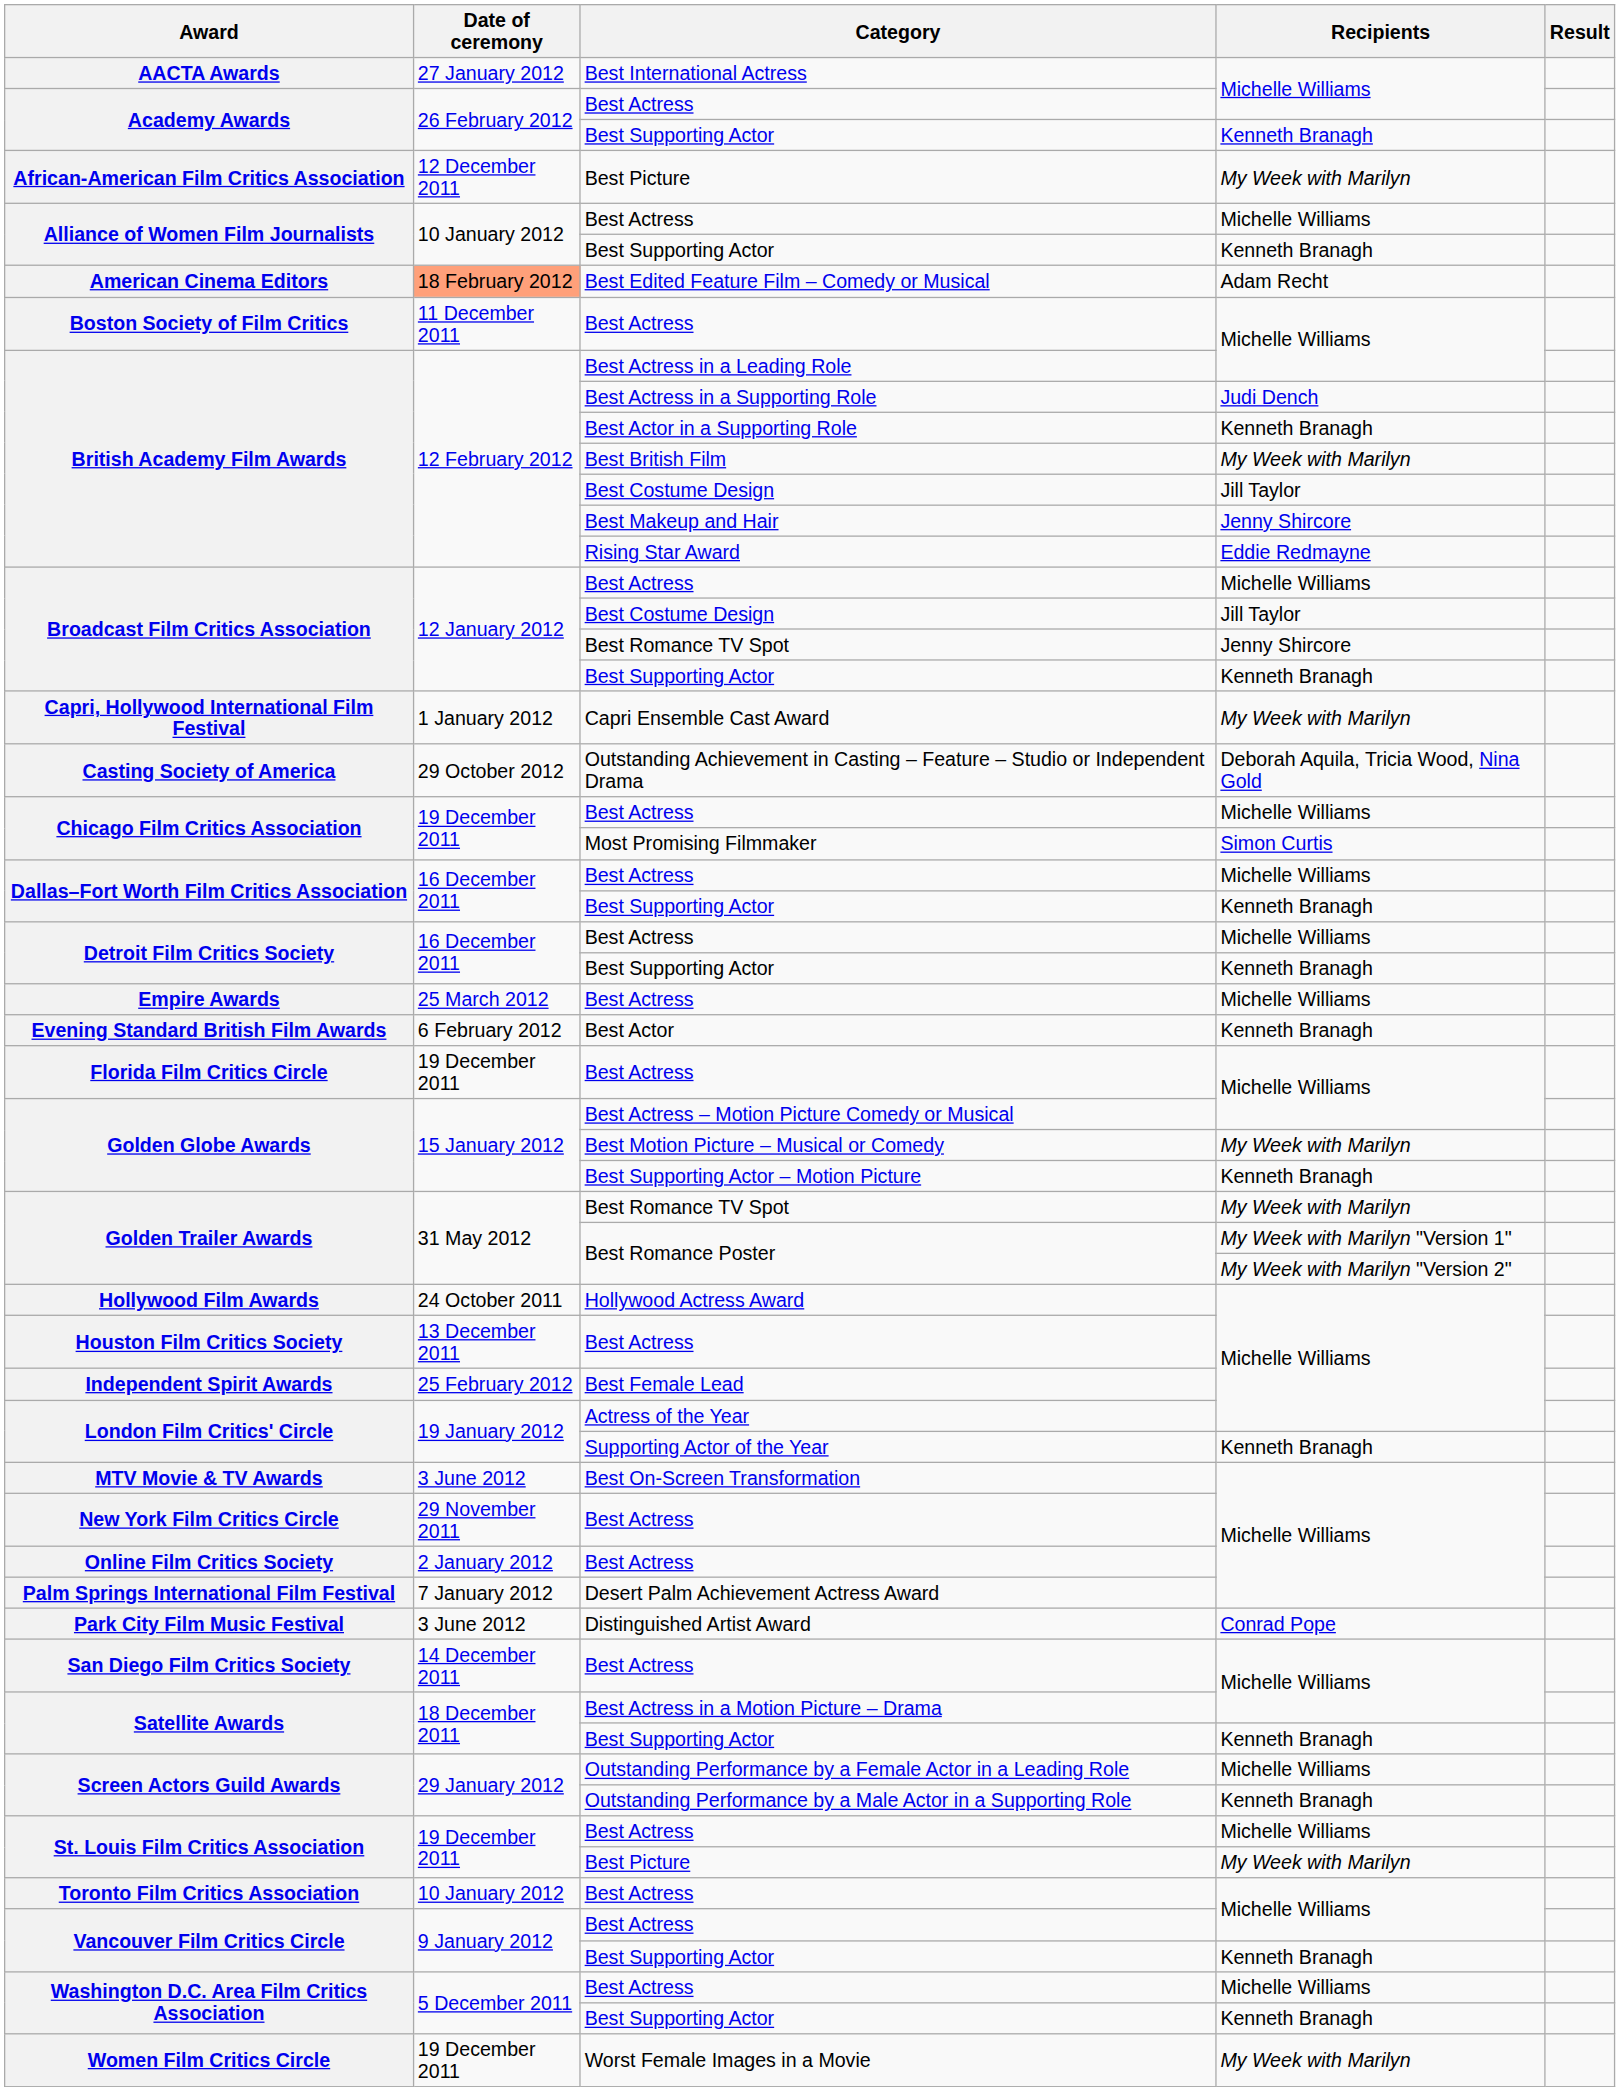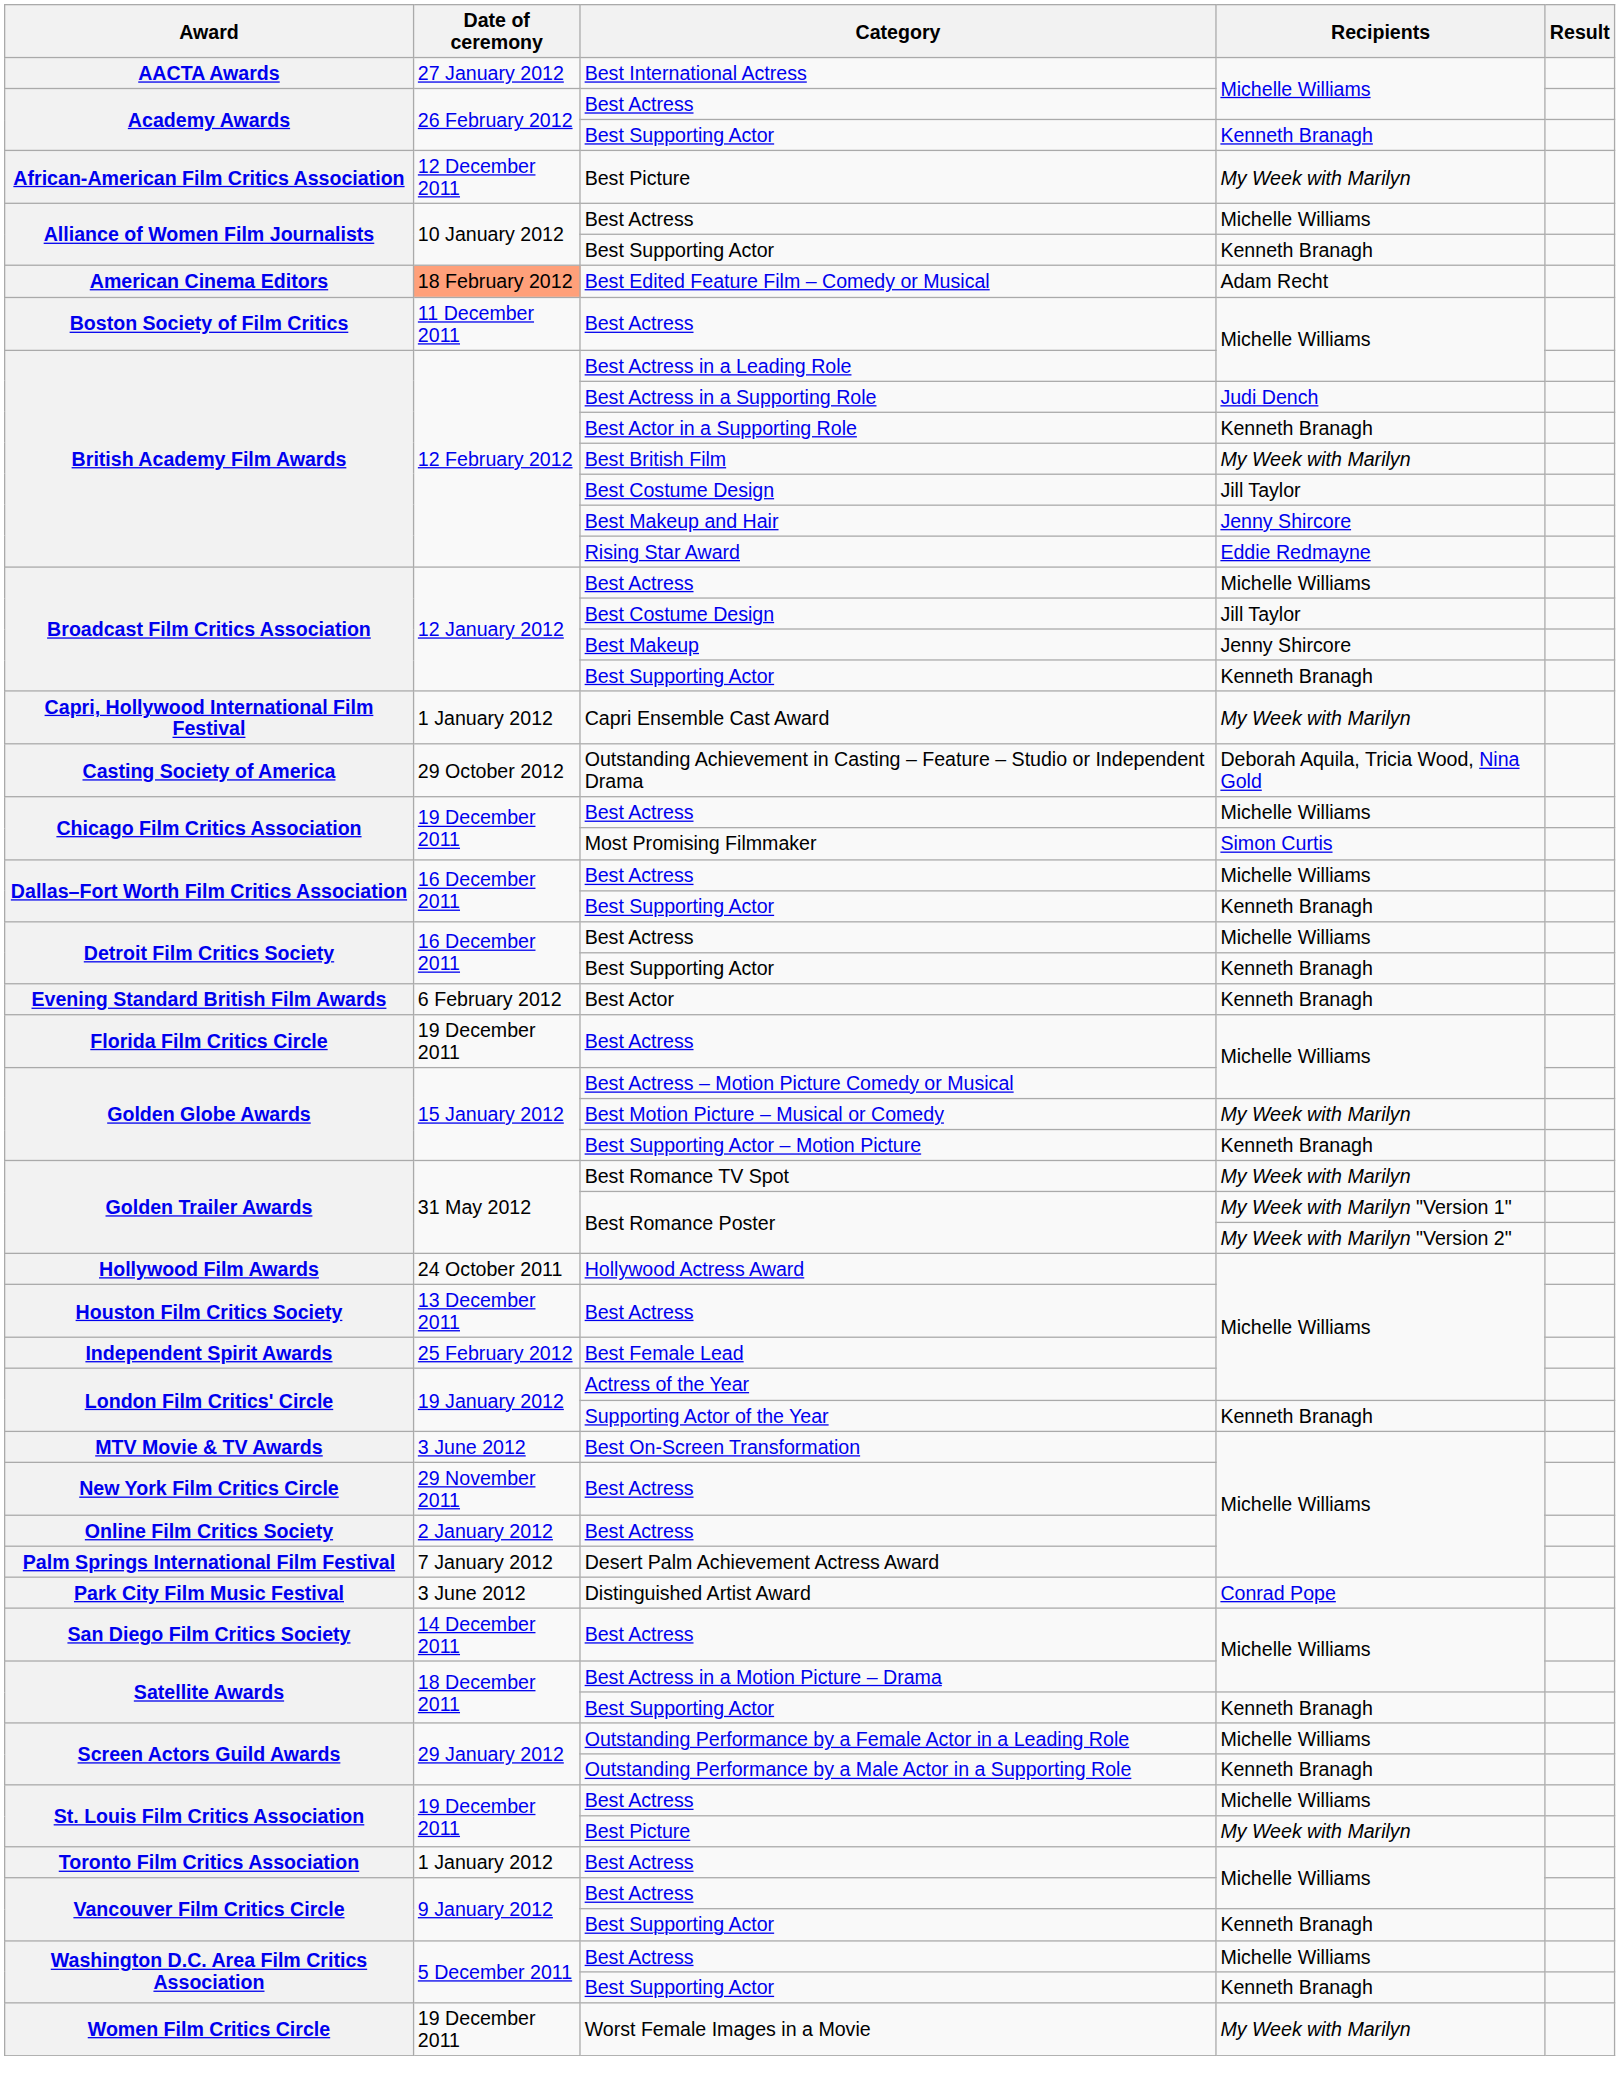(687, 645) Best Romance TV Spot -> (642, 645) Best Makeup
- row: (209, 999)
(491, 1894) 10 January 2012 -> (485, 1863) 1 January 2012
